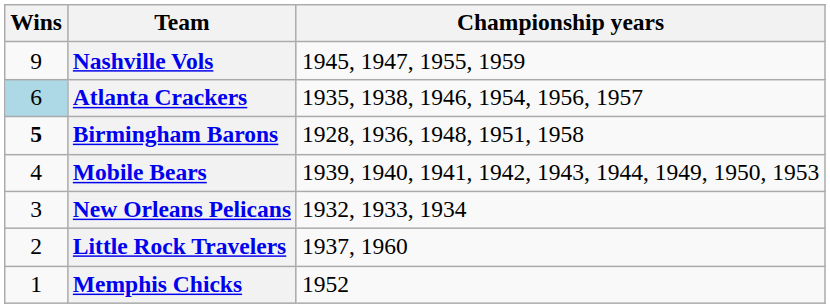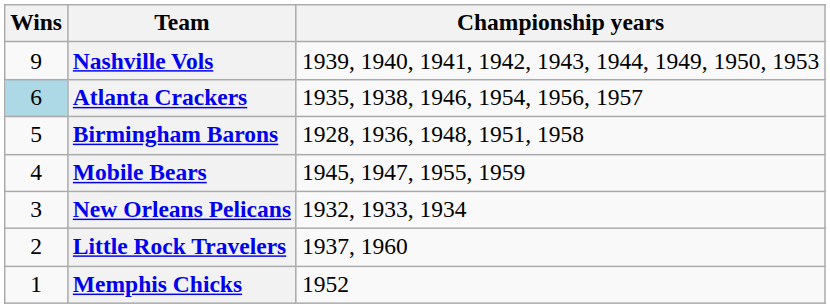(414, 60) 1945, 1947, 1955, 1959 -> (561, 60) 1939, 1940, 1941, 1942, 1943, 1944, 1949, 1950, 1953
(36, 135) bold -> (36, 135) normal
(561, 172) 1939, 1940, 1941, 1942, 1943, 1944, 1949, 1950, 1953 -> (414, 172) 1945, 1947, 1955, 1959
